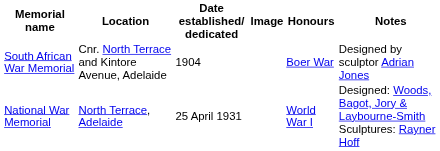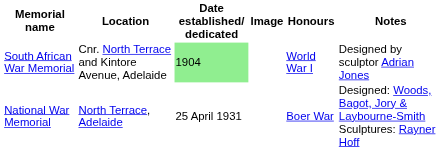(188, 62) no background -> (188, 62) lightgreen background
(310, 62) Boer War -> (301, 62) World War I
(301, 116) World War I -> (310, 116) Boer War
